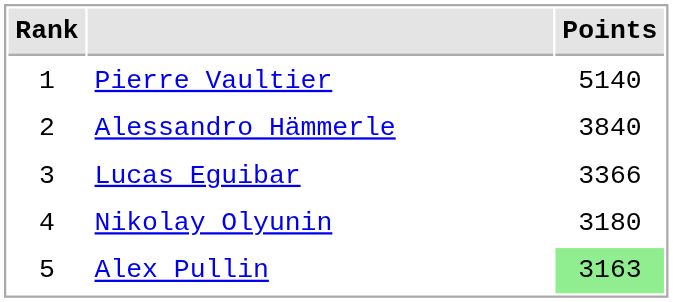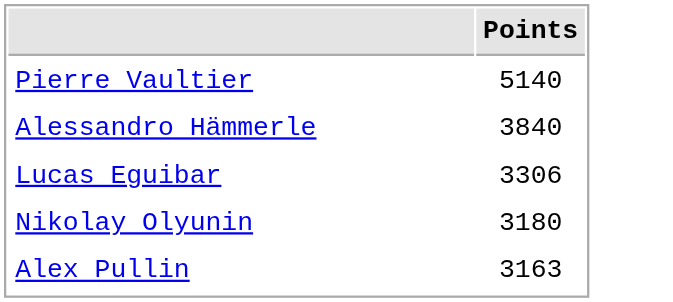- column: (47, 31)
(610, 176) 3366 -> (531, 176) 3306
(610, 271) lightgreen background -> (531, 271) no background
